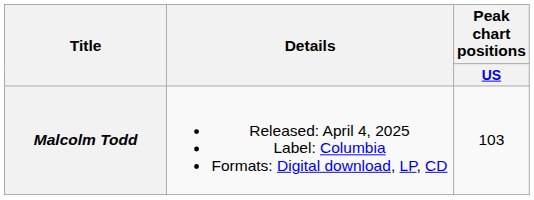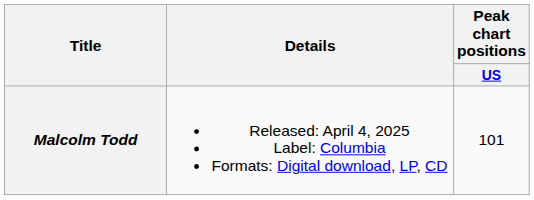(491, 140) 103 -> (491, 140) 101
